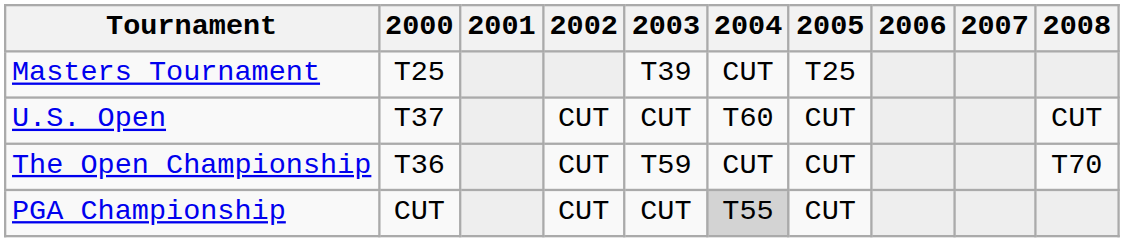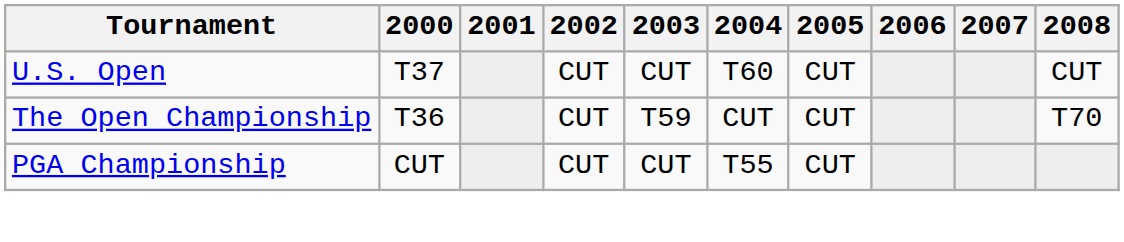- row: (166, 75)
(748, 213) lightgrey background -> (748, 167) no background
